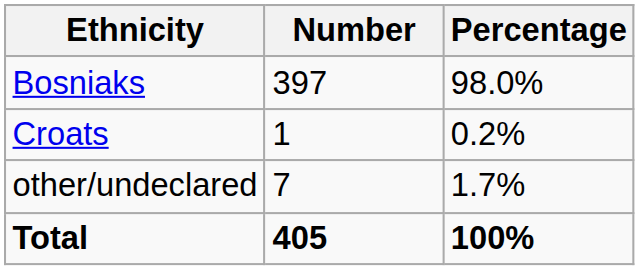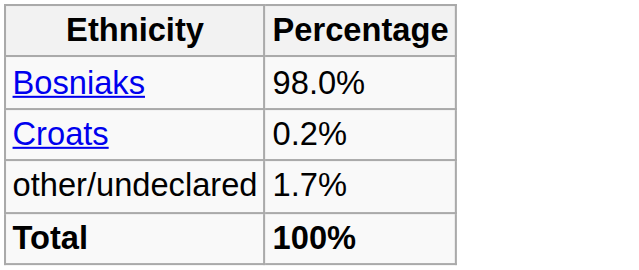- column: (354, 30)
